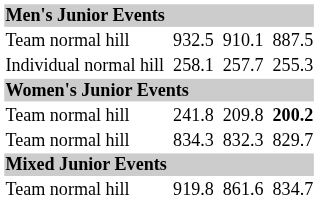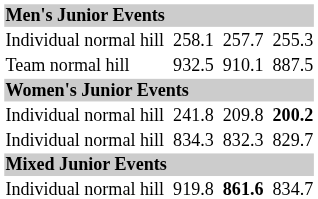rows swapped: (193, 65) <-> (193, 40)
(68, 114) Team normal hill -> (85, 114) Individual normal hill
(68, 139) Team normal hill -> (85, 139) Individual normal hill
(68, 189) Team normal hill -> (85, 189) Individual normal hill
(243, 189) normal -> (243, 189) bold
